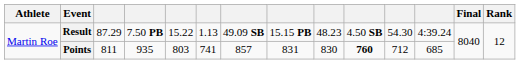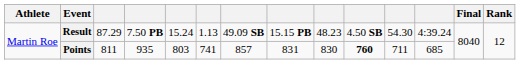(181, 32) 15.22 -> (181, 32) 15.24
(400, 50) 712 -> (400, 50) 711
